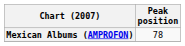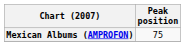(158, 35) 78 -> (158, 35) 75
